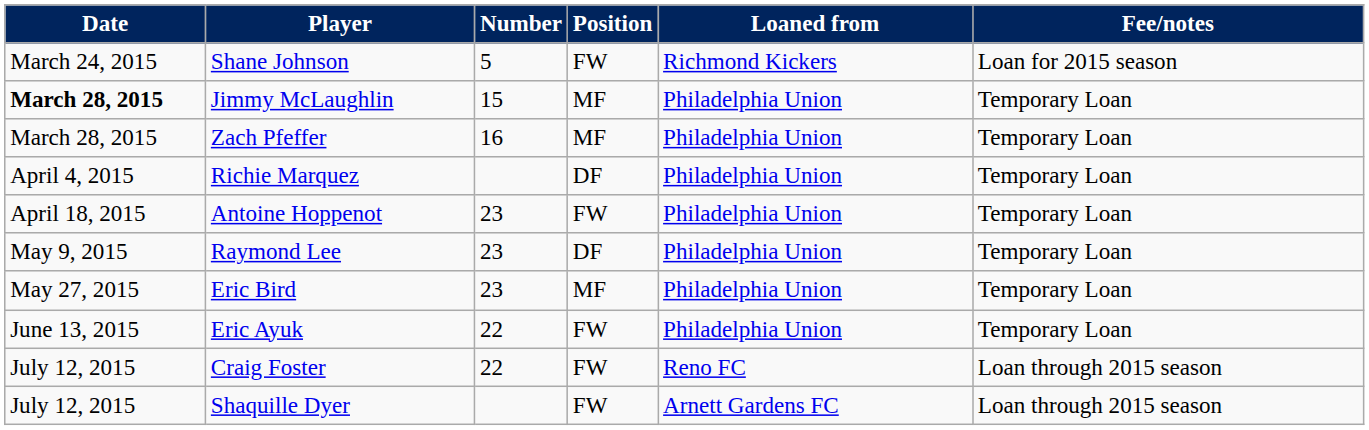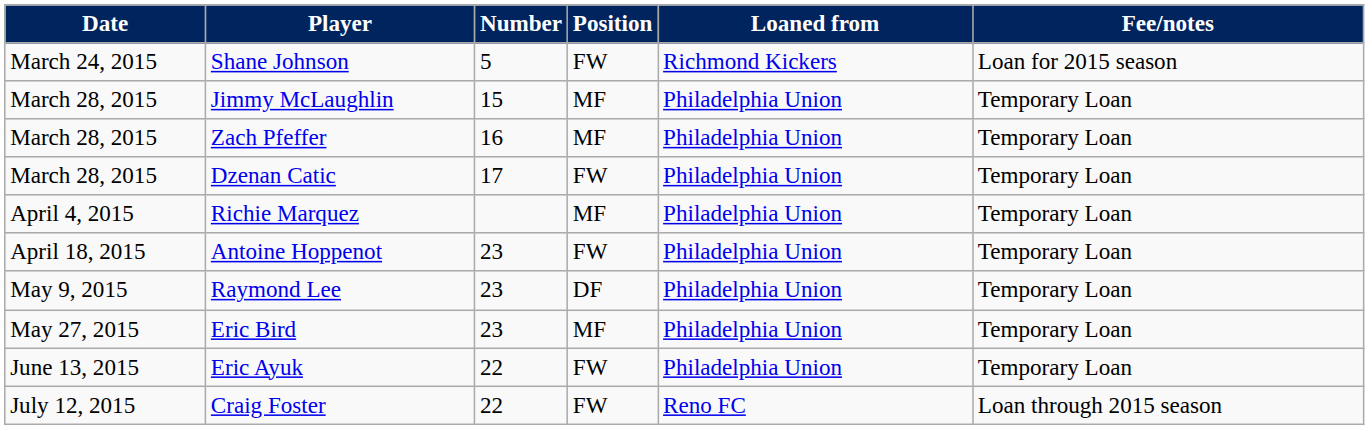(87, 99) bold -> (84, 99) normal
+ row: (273, 176)
(588, 176) DF -> (589, 214) MF
- row: (280, 404)
